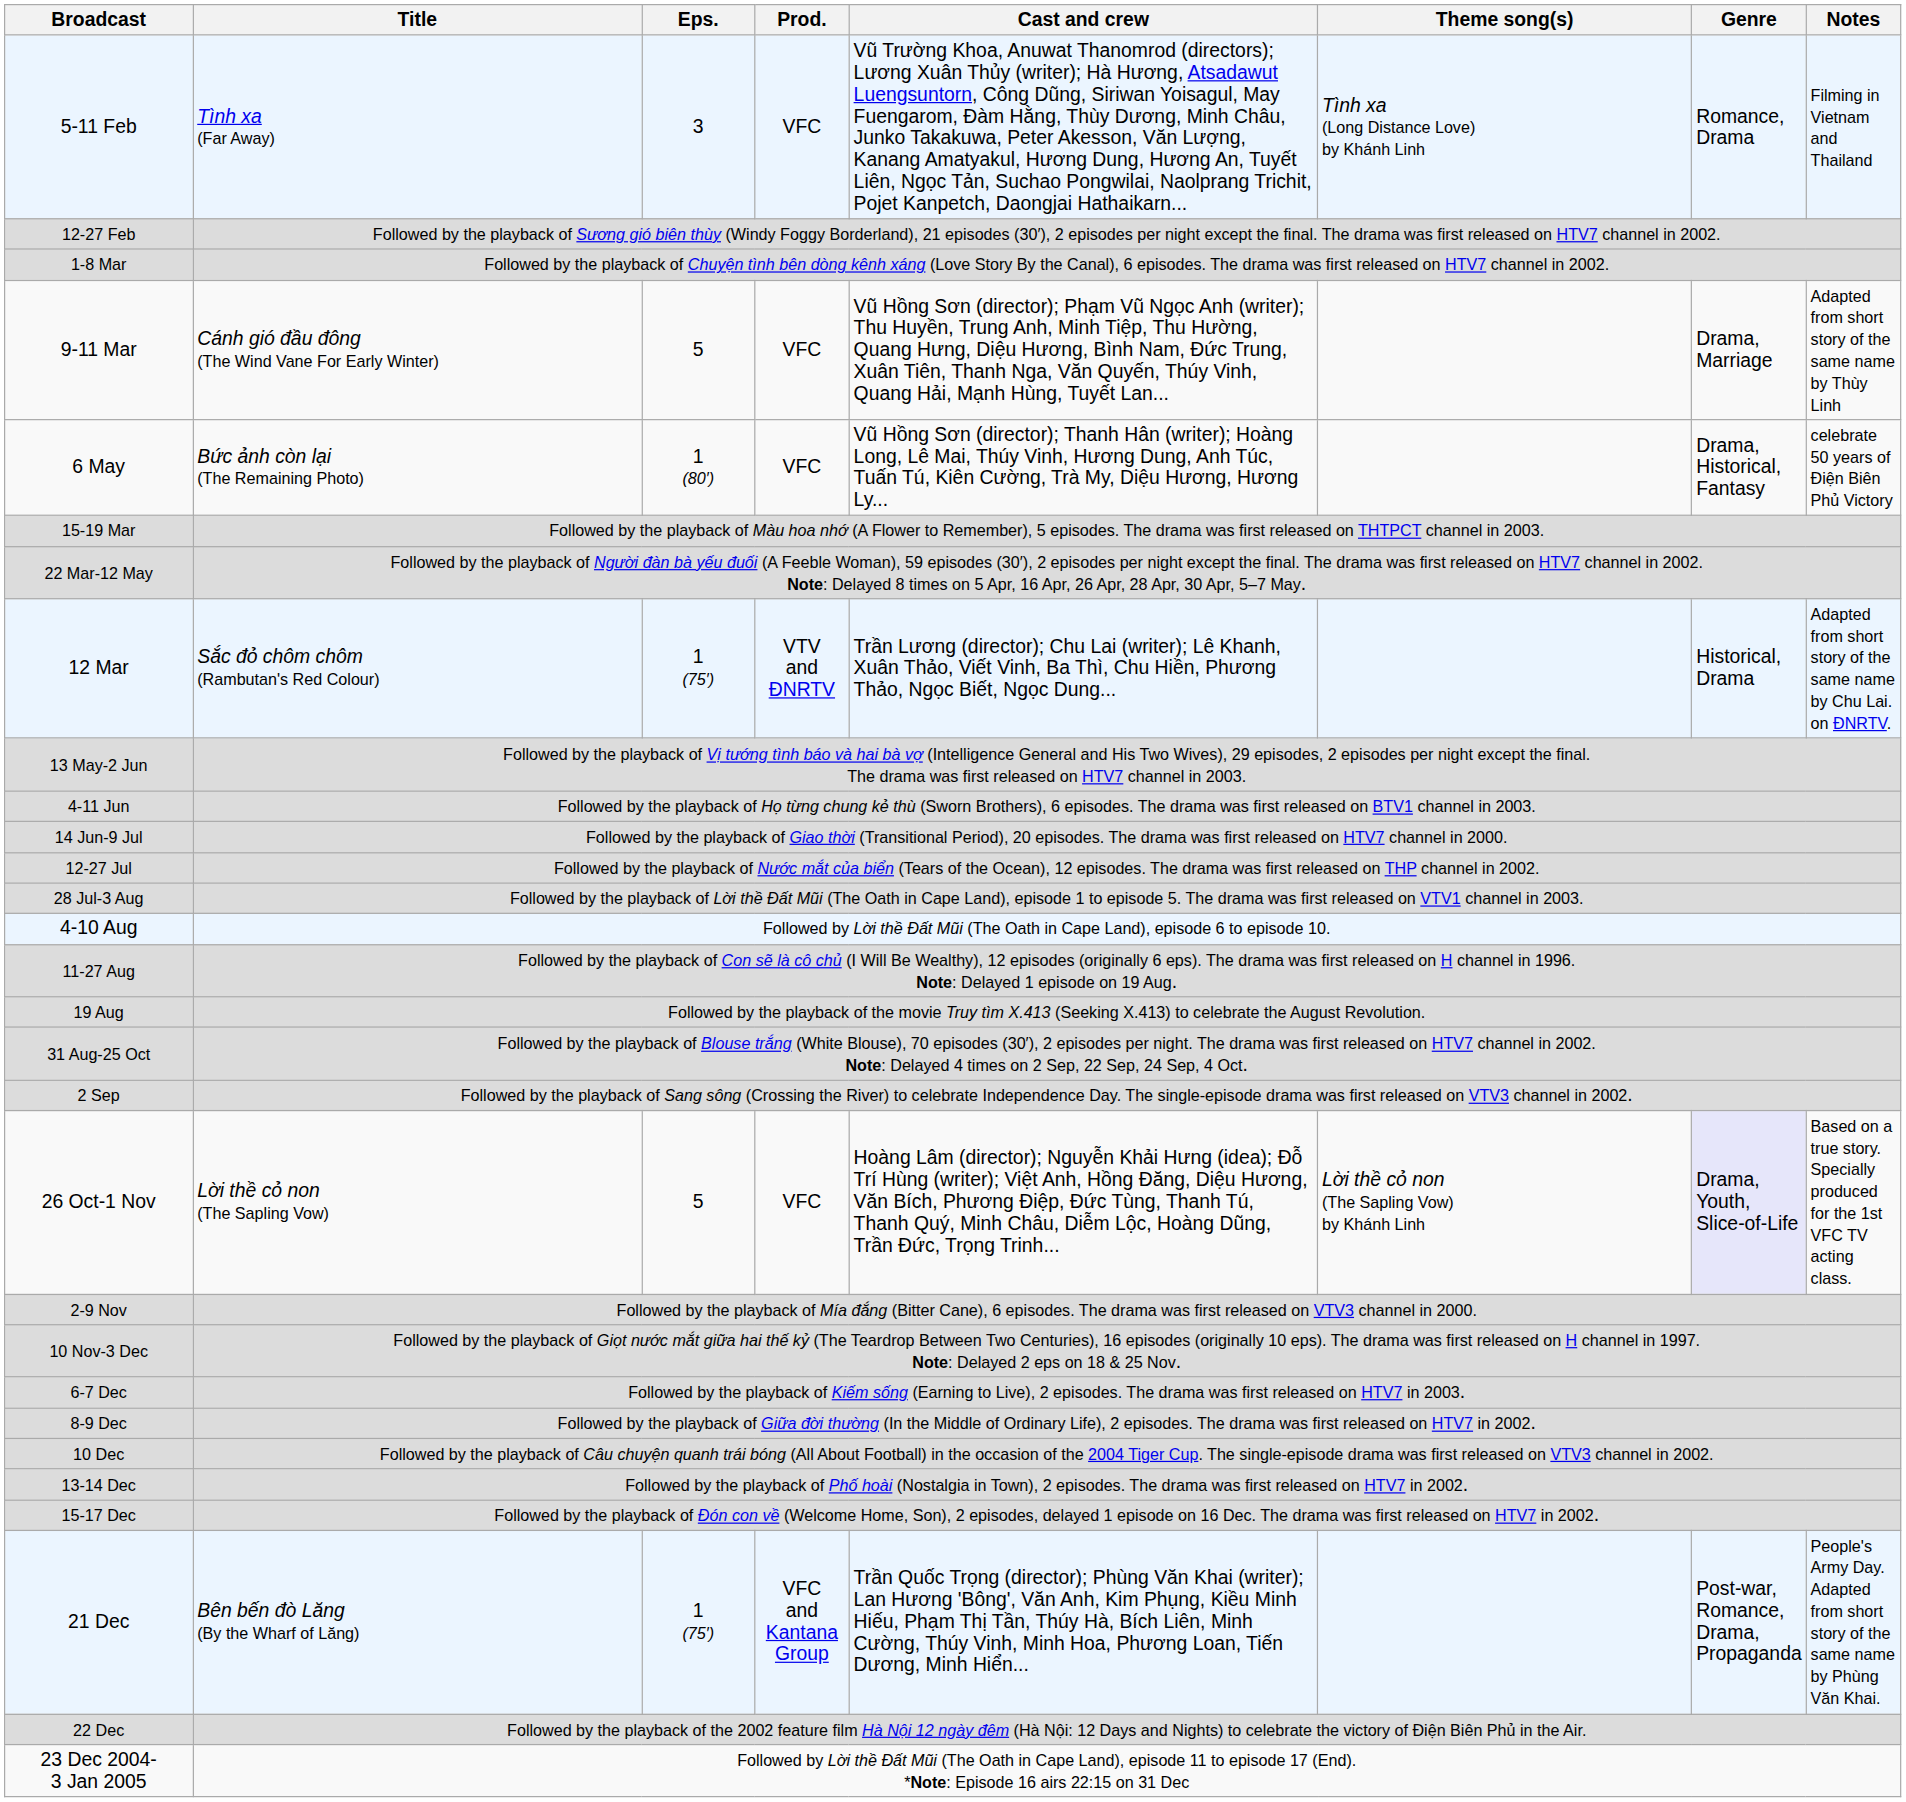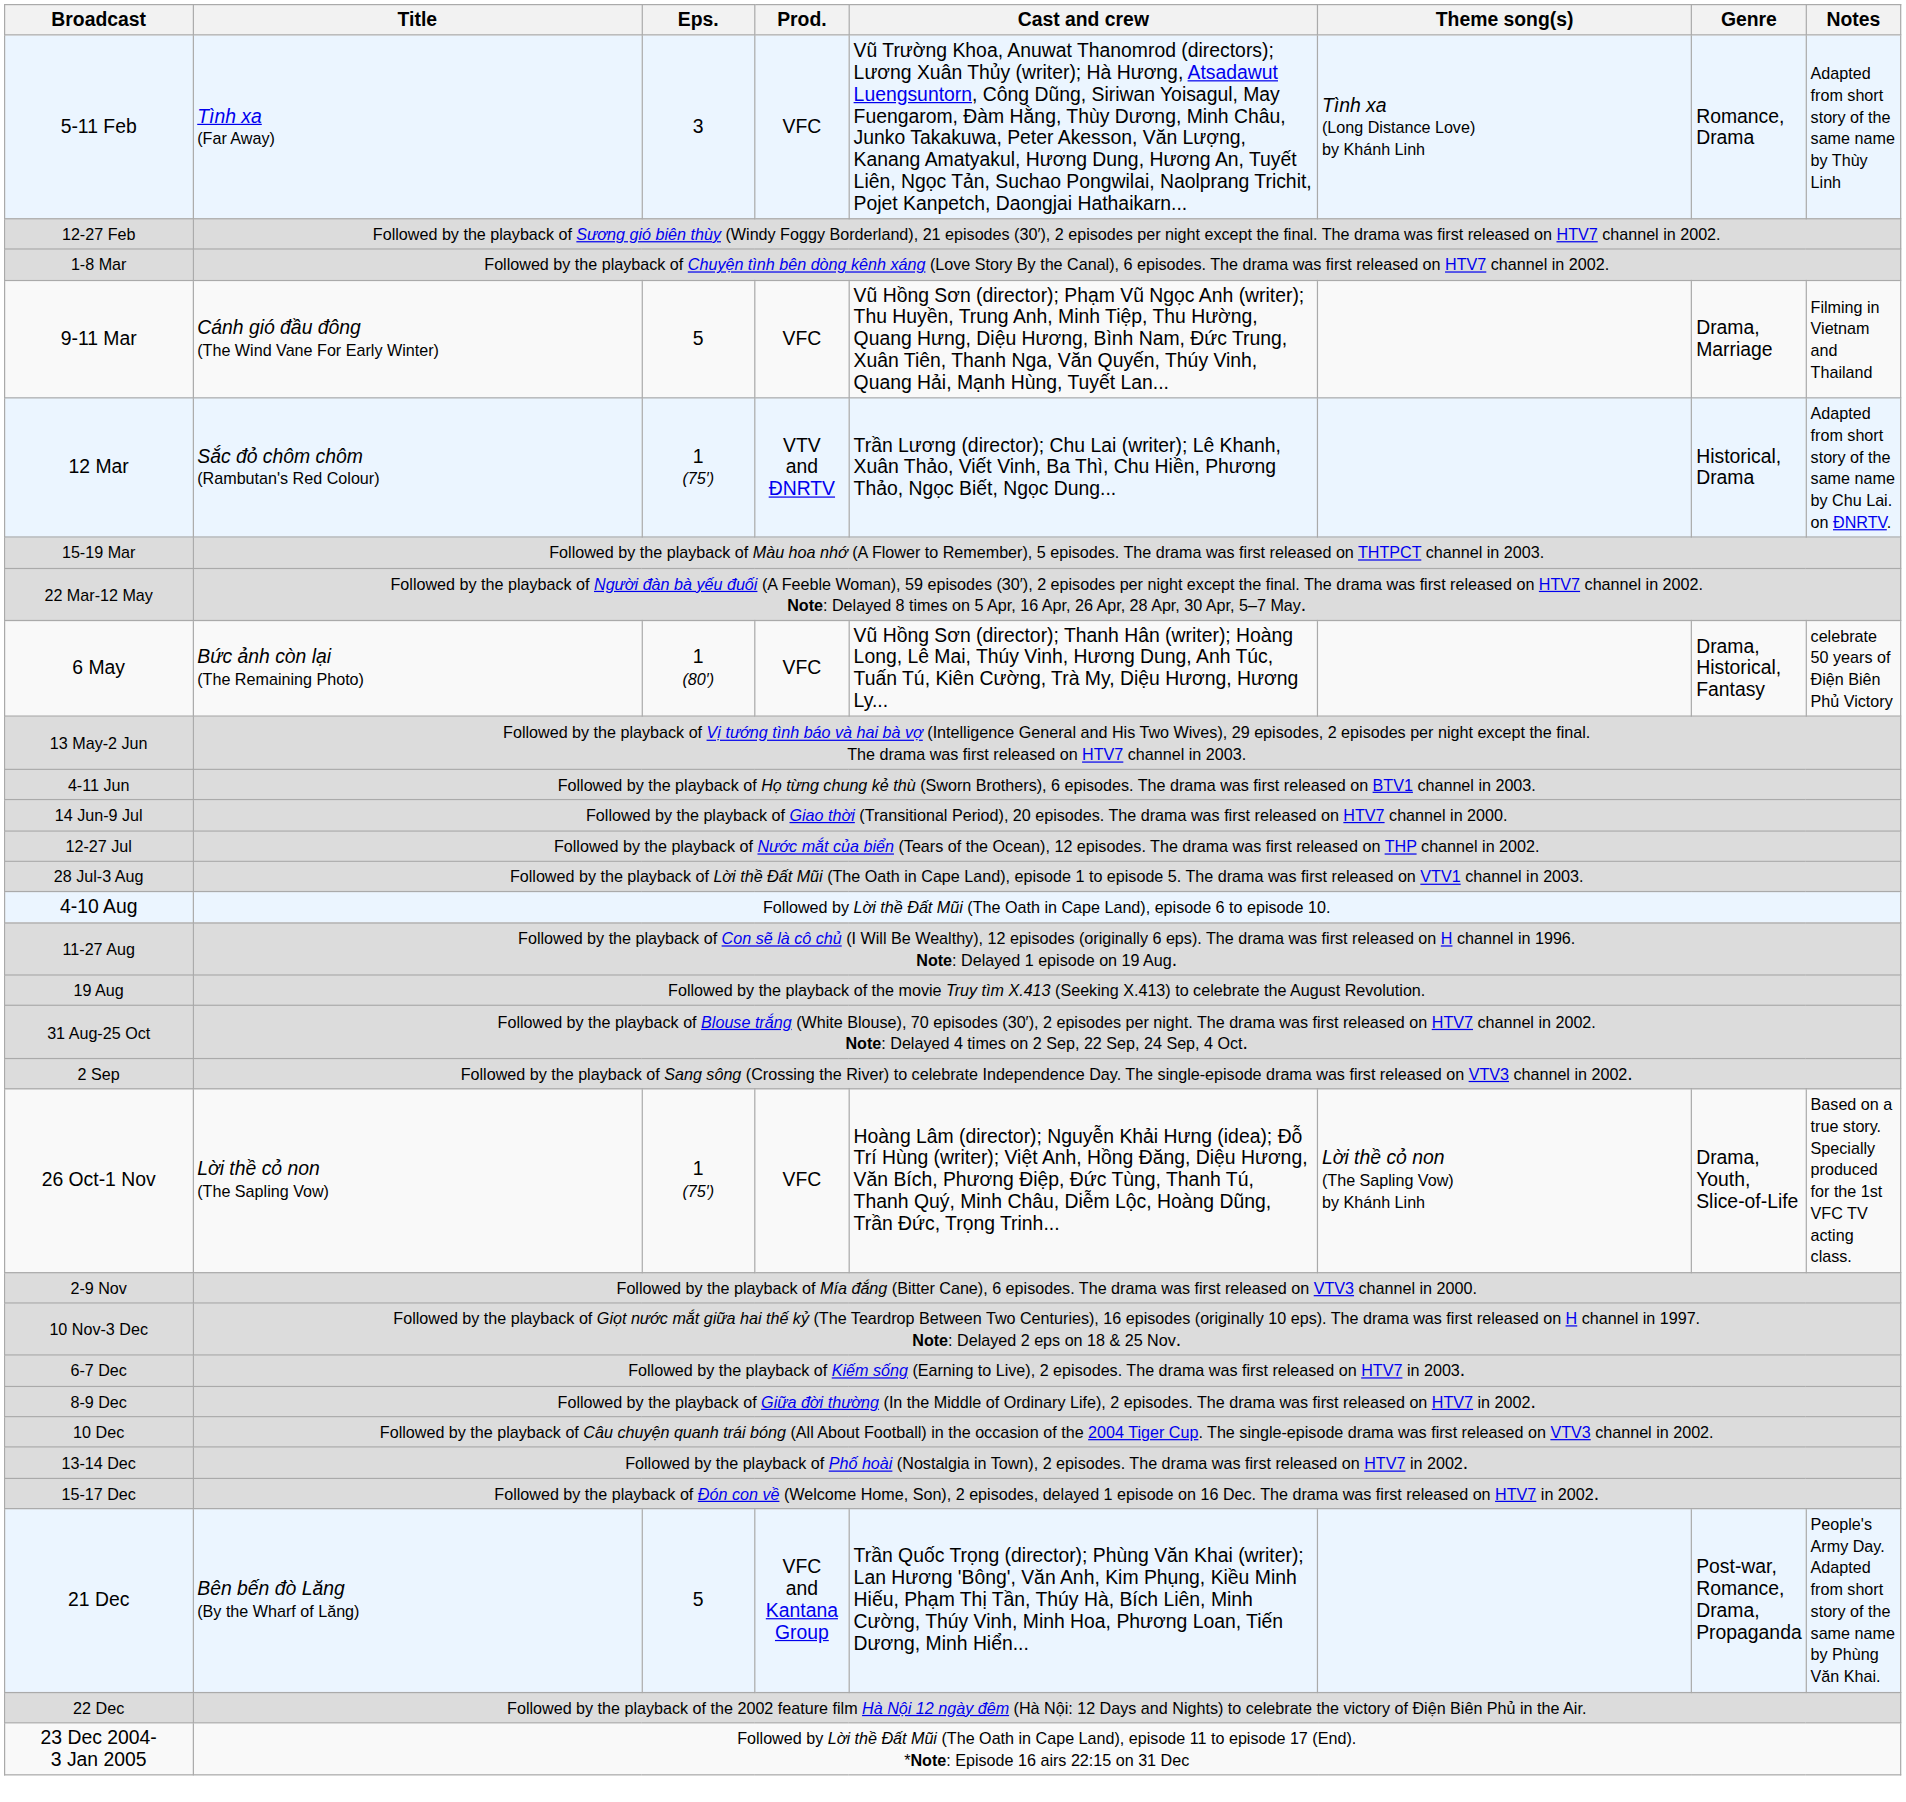(1845, 127) Filming in Vietnam and Thailand -> (1853, 127) Adapted from short story of the same name by Thùy Linh
(1853, 350) Adapted from short story of the same name by Thùy Linh -> (1845, 339) Filming in Vietnam and Thailand
rows swapped: (99, 668) <-> (99, 467)
(698, 1202) 5 -> (698, 1180) 1 (75′)
(1747, 1202) lavender background -> (1747, 1180) no background
(698, 1622) 1 (75′) -> (698, 1600) 5
